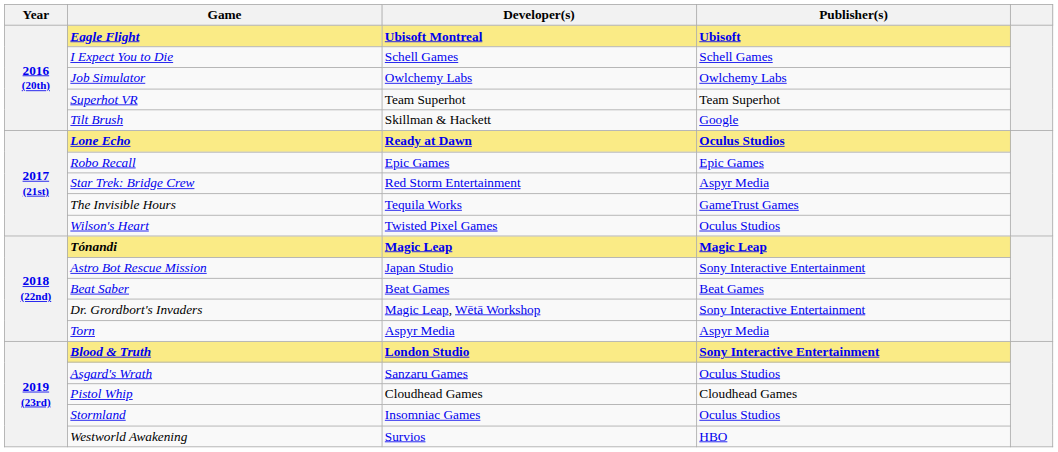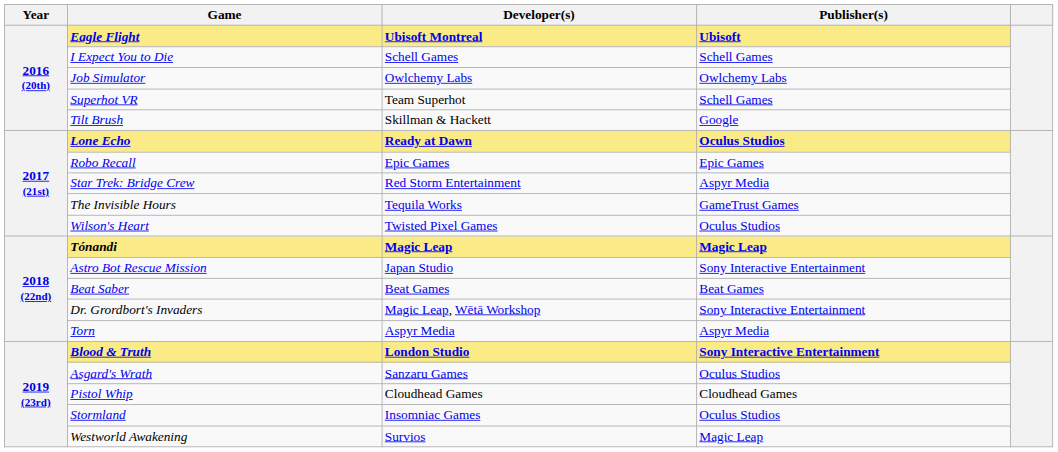(740, 99) Team Superhot -> (736, 99) Schell Games
(713, 436) HBO -> (731, 436) Magic Leap
